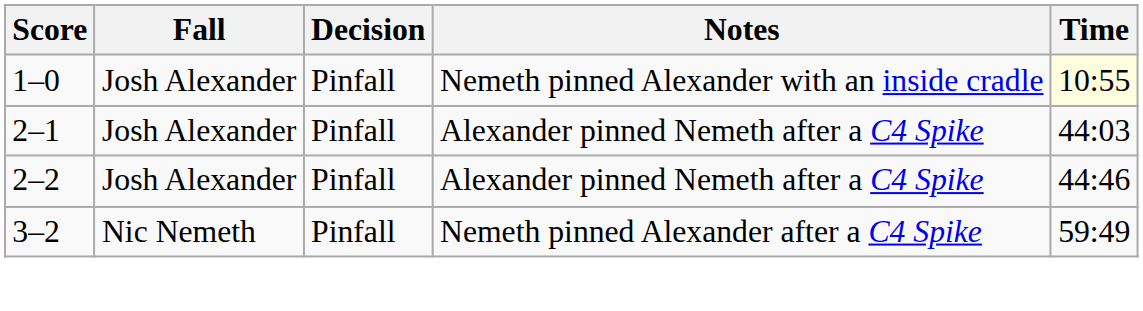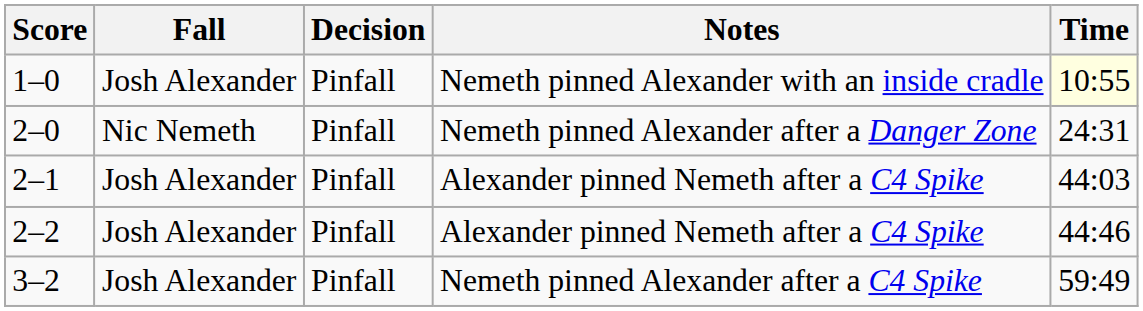+ row: (36, 130)
(179, 230) Nic Nemeth -> (199, 280) Josh Alexander
